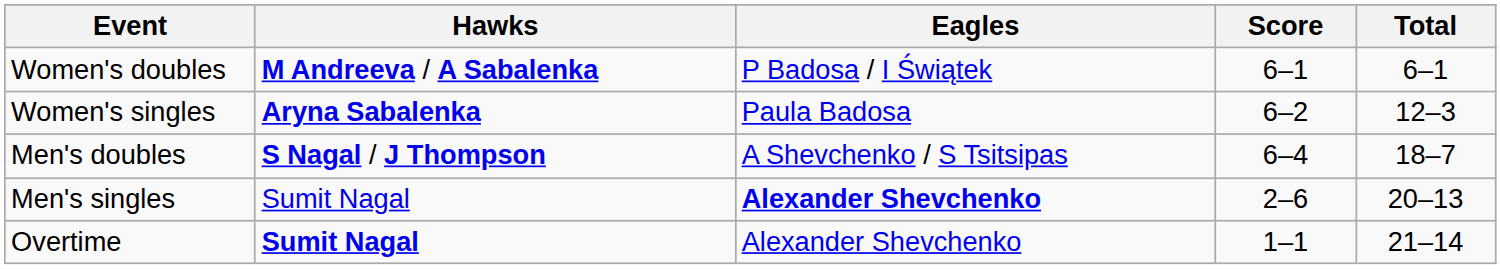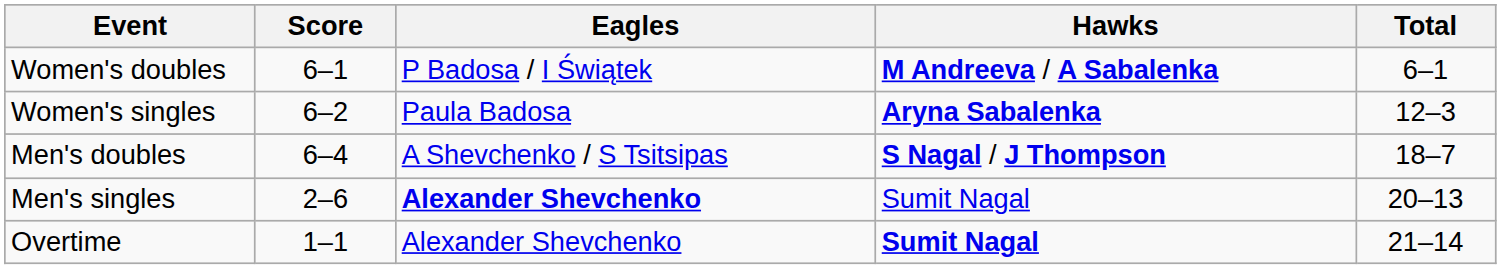columns swapped: (495, 26) <-> (1285, 26)
